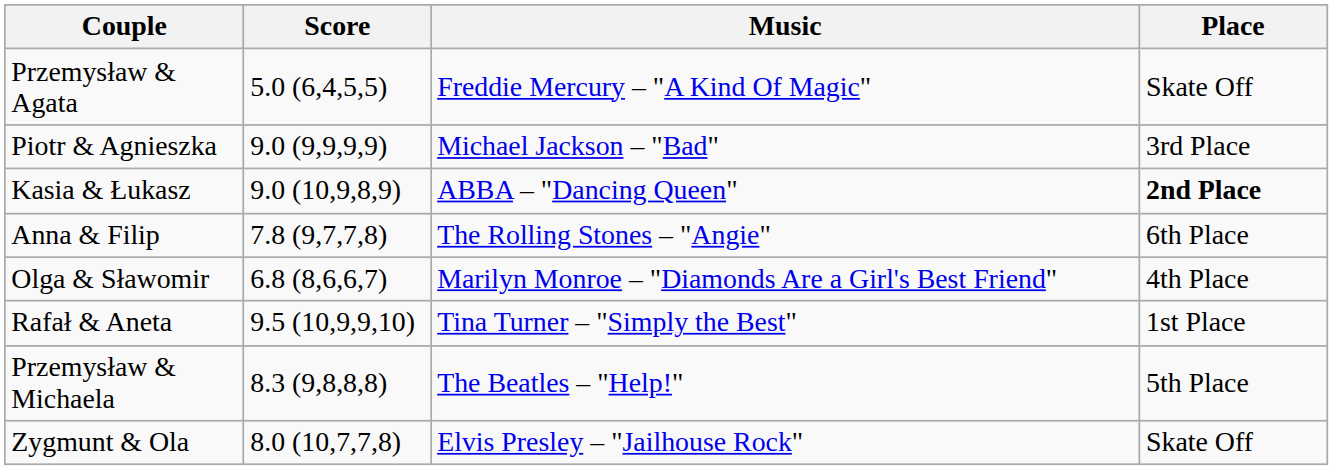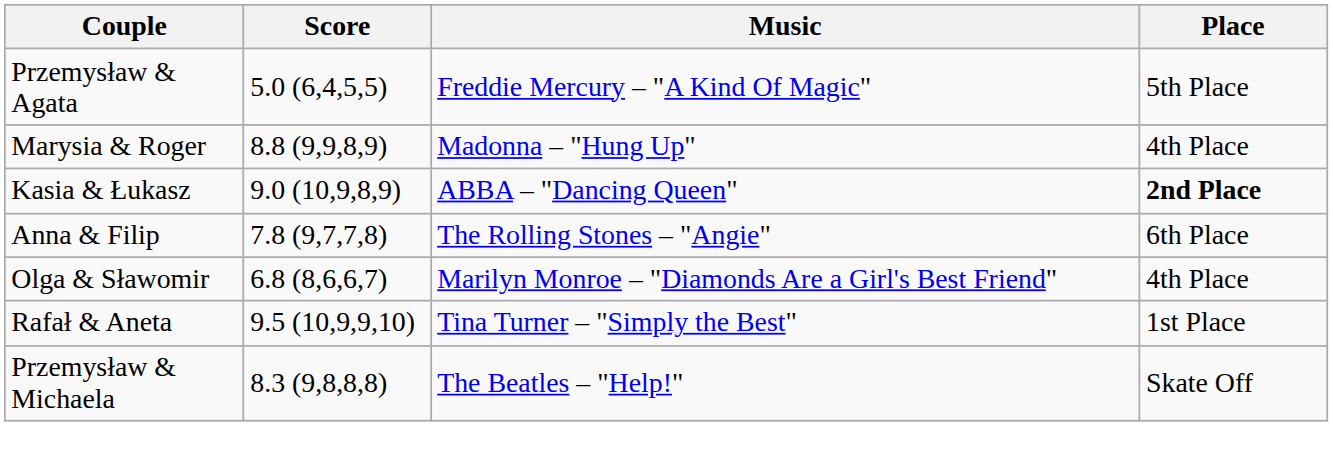(1199, 86) Skate Off -> (1197, 86) 5th Place
- row: (114, 146)
+ row: (109, 146)
(1197, 382) 5th Place -> (1199, 382) Skate Off
- row: (100, 442)
